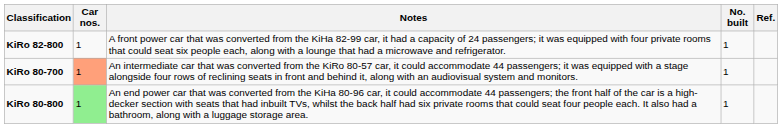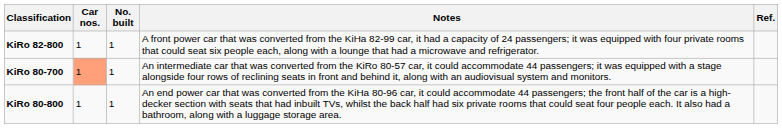columns swapped: (737, 17) <-> (414, 17)
(78, 104) lightgreen background -> (78, 104) no background
